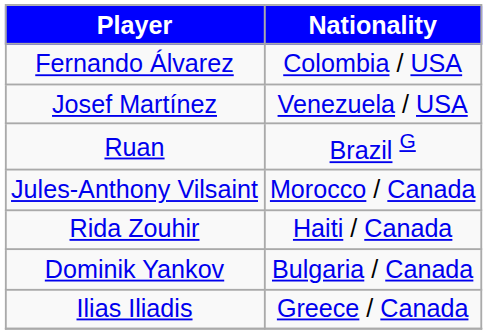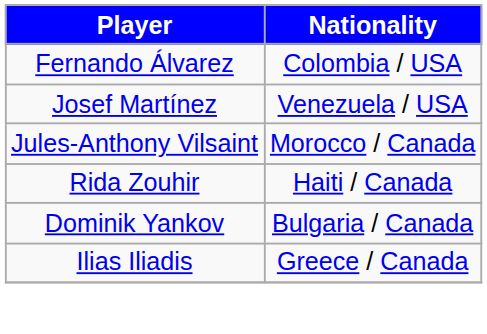- row: (135, 147)
